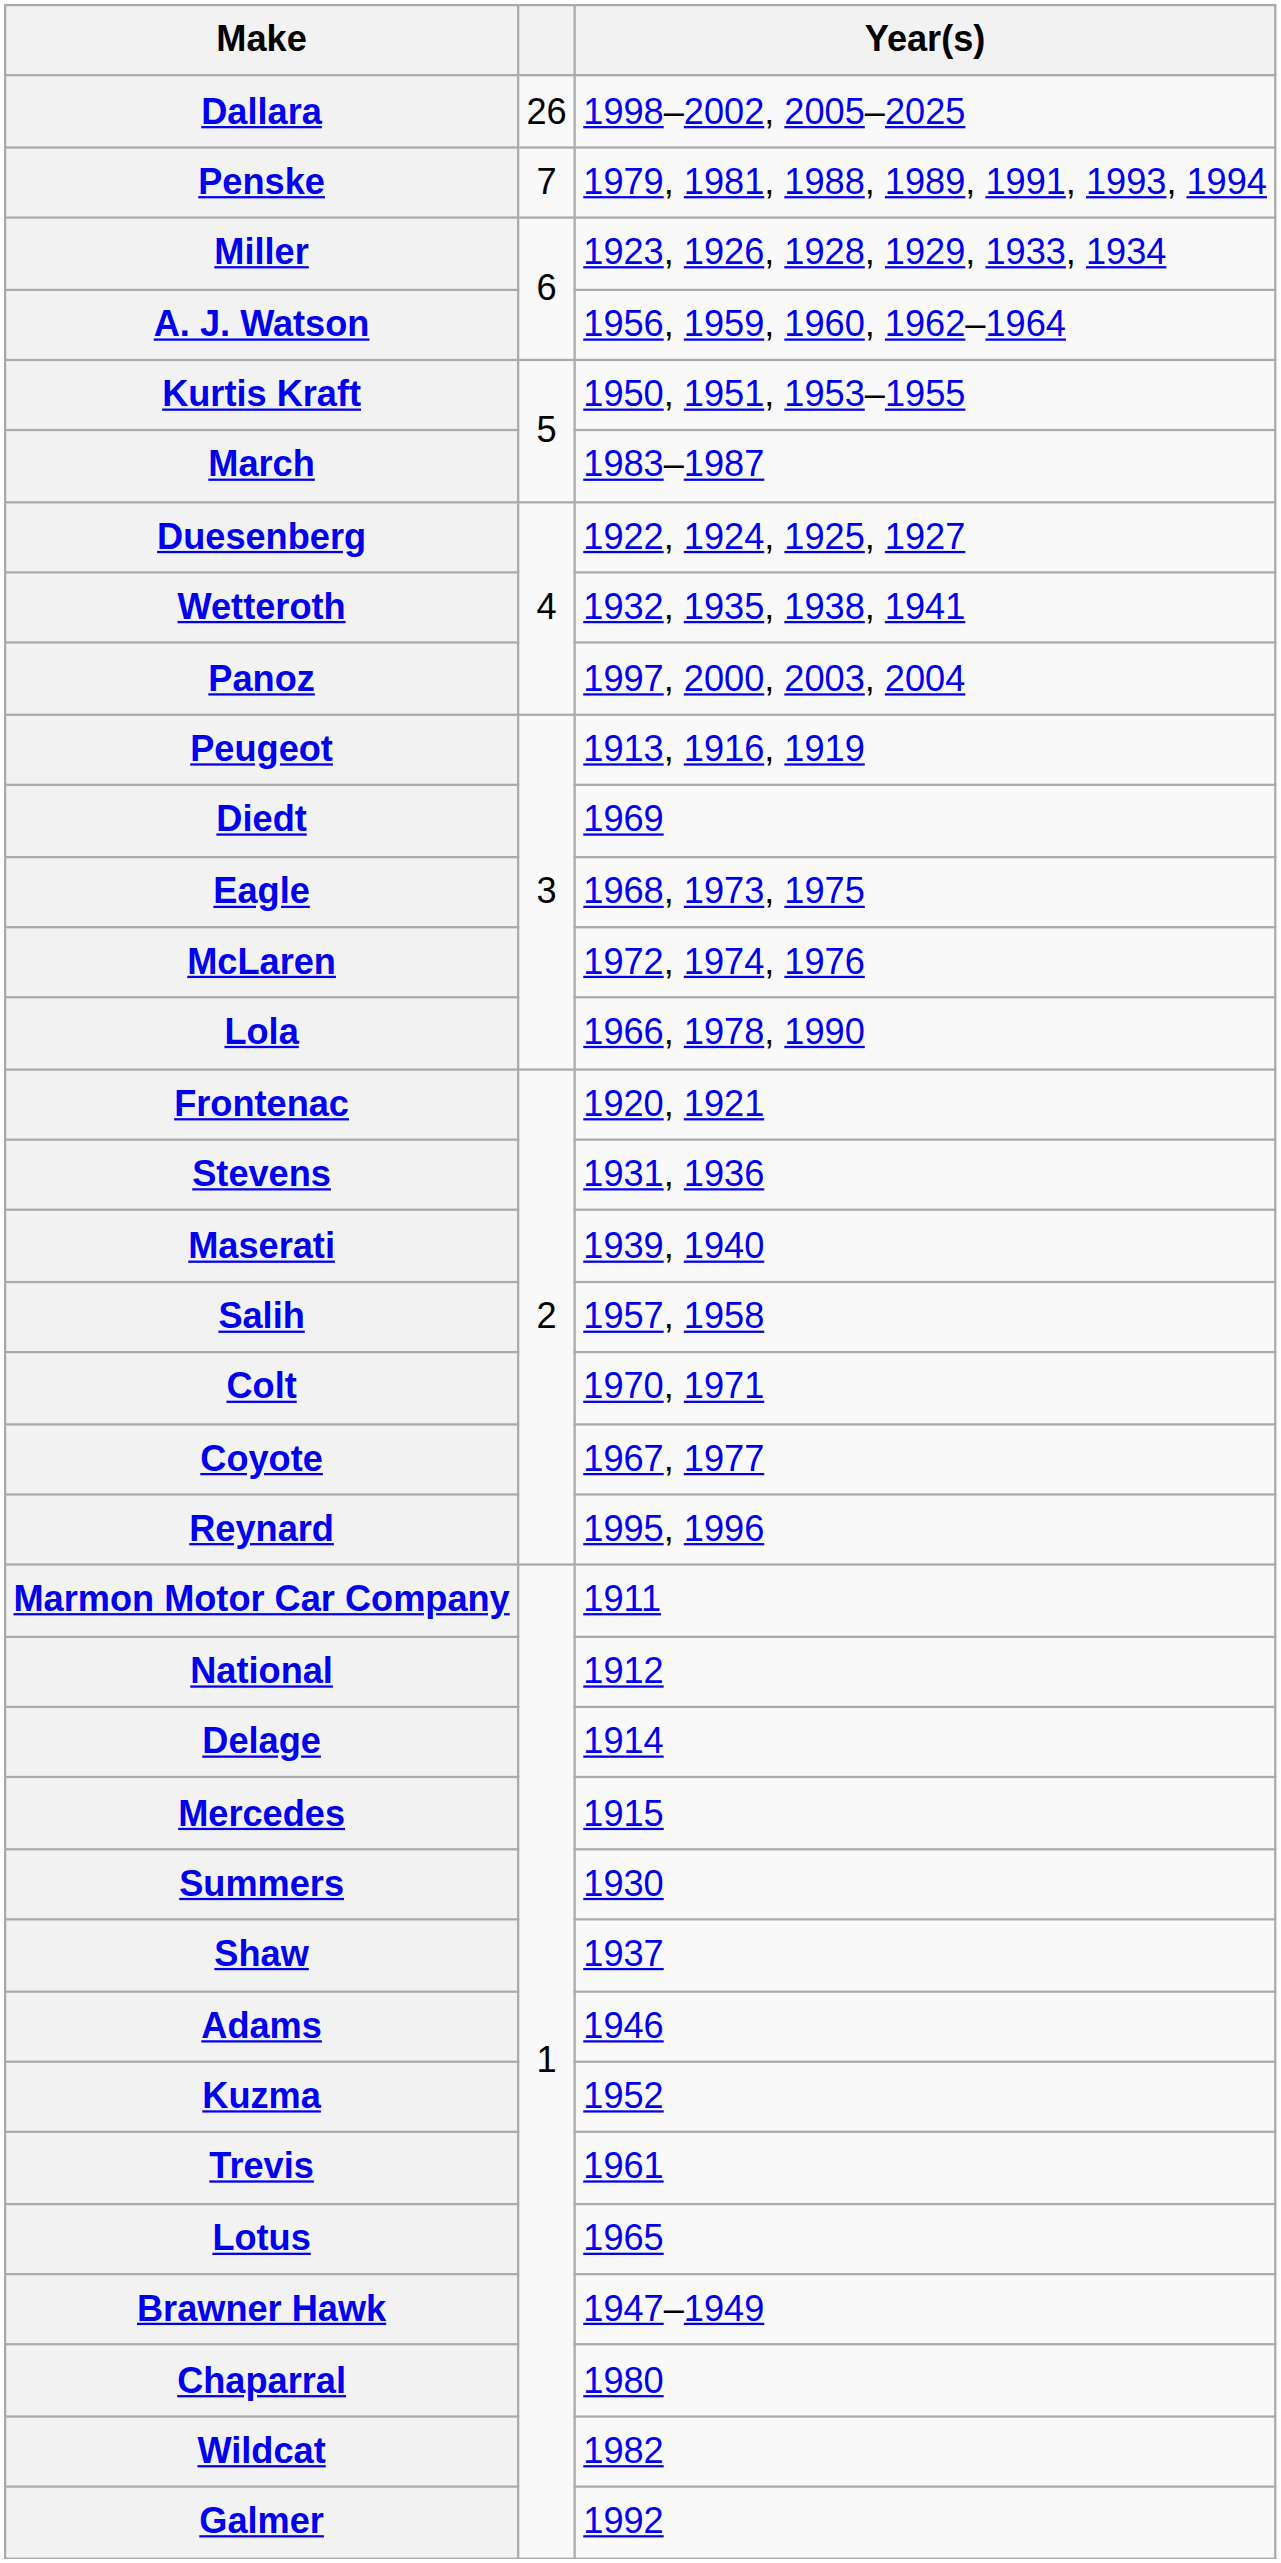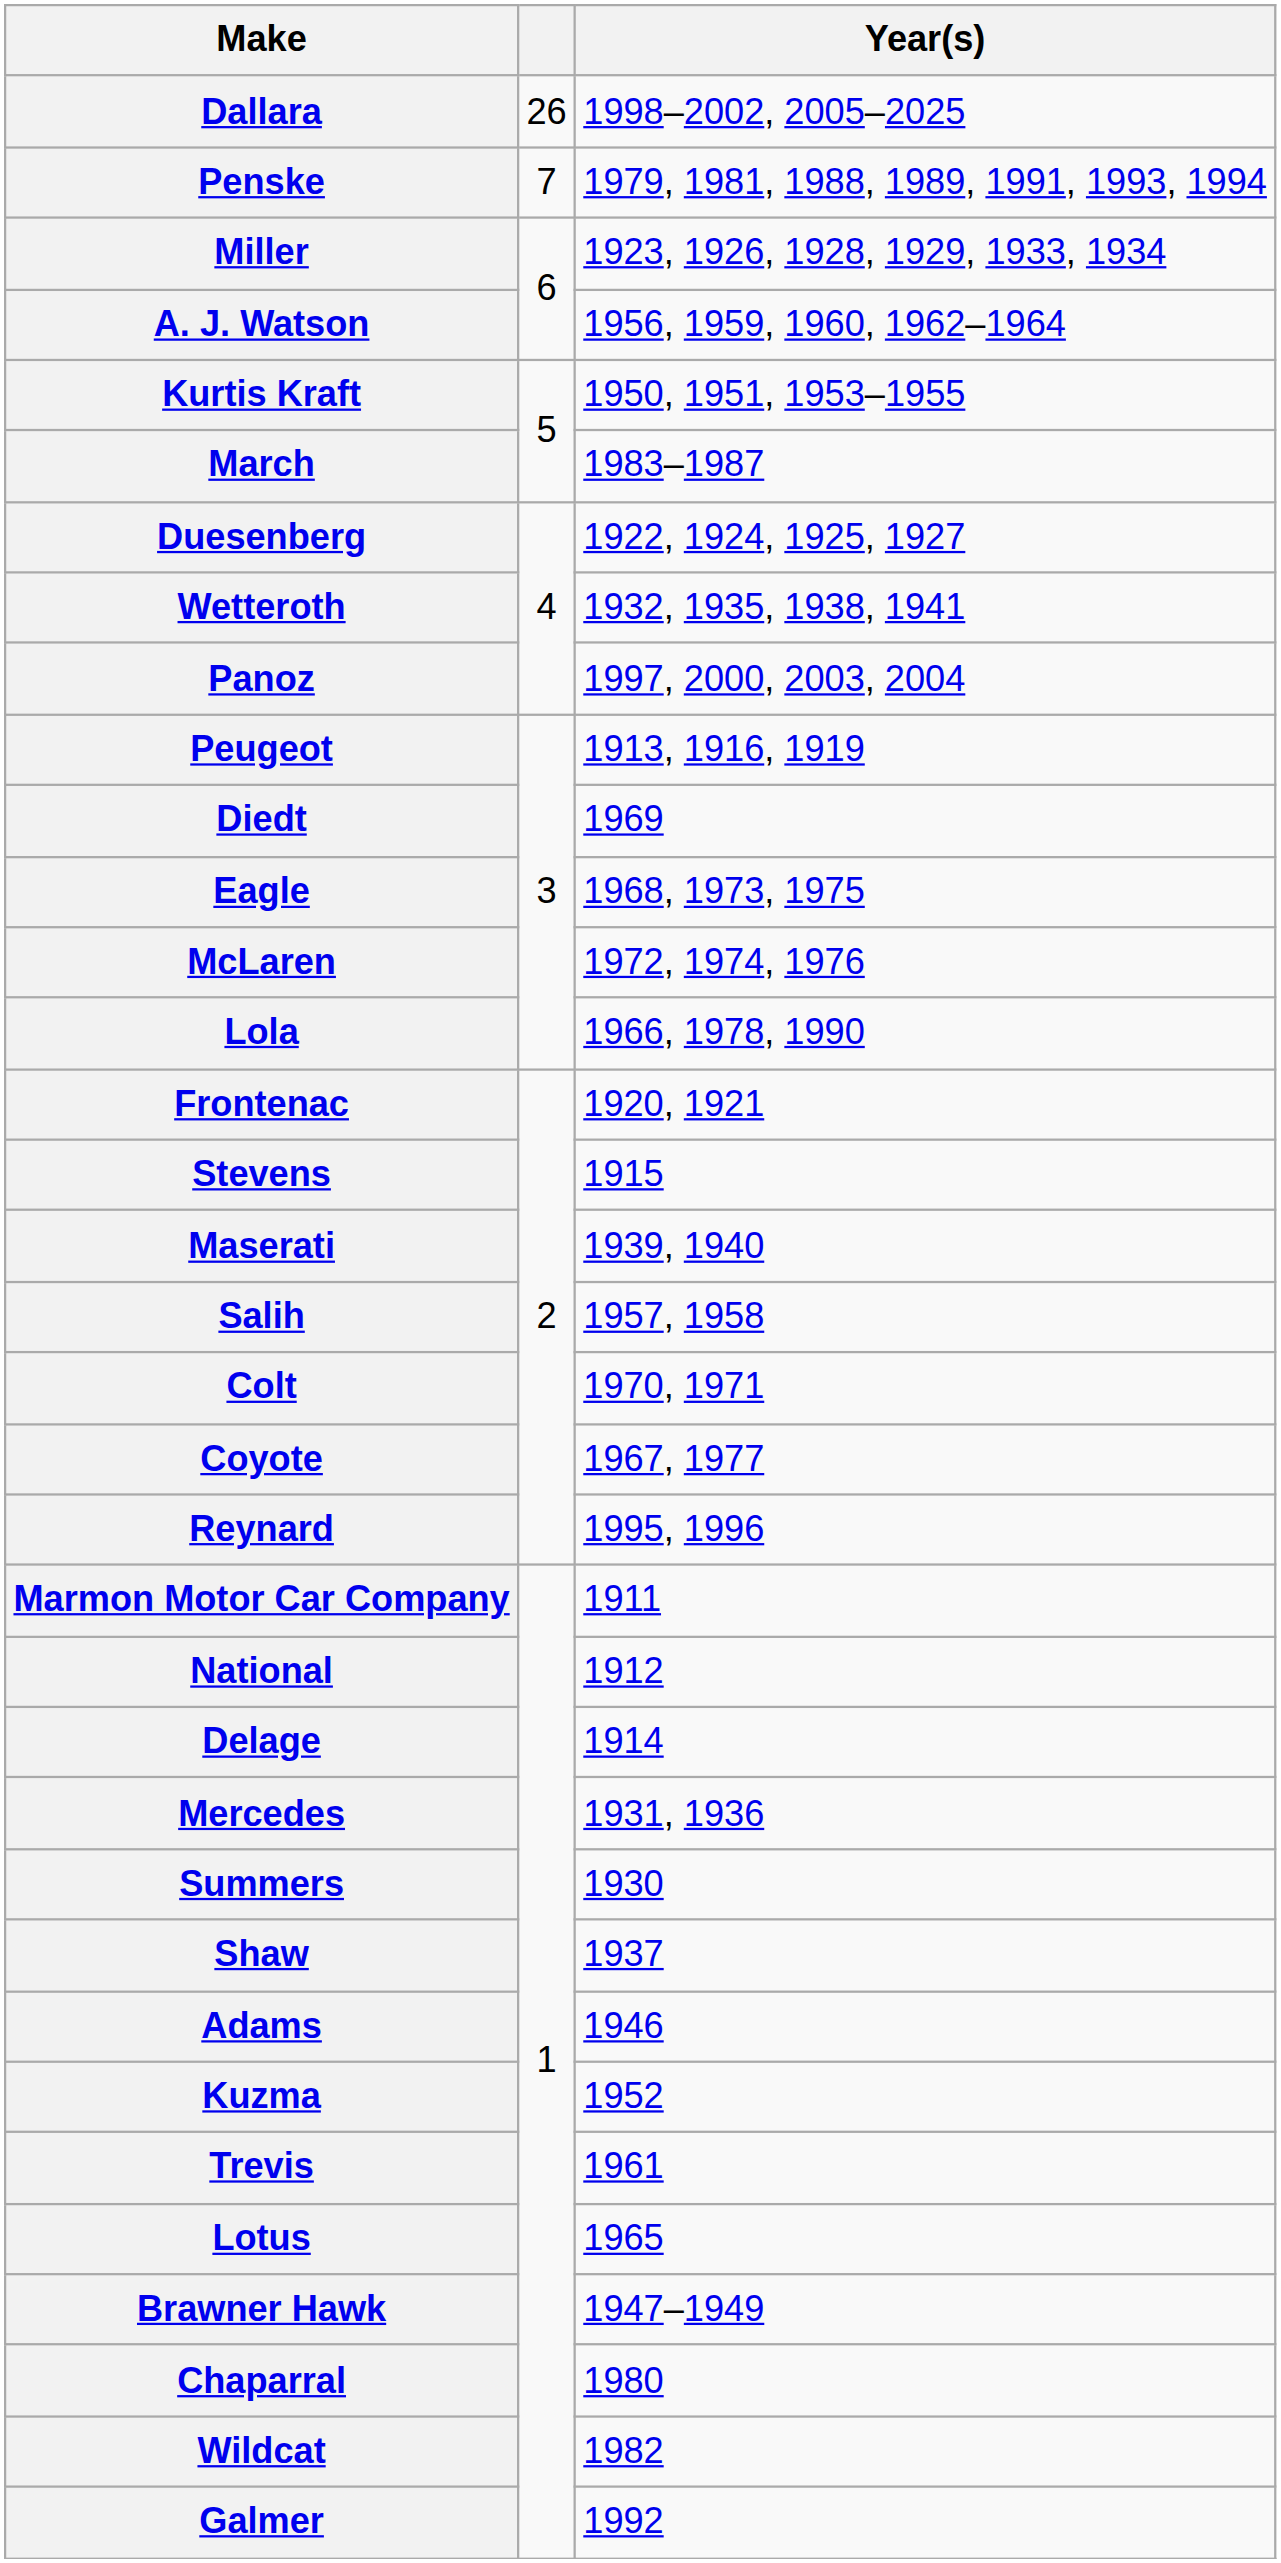(674, 1174) 1931, 1936 -> (623, 1174) 1915
(623, 1812) 1915 -> (674, 1812) 1931, 1936
